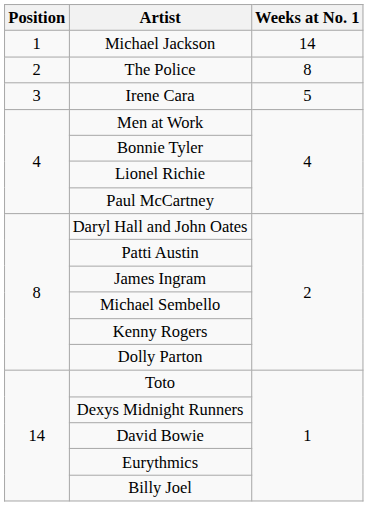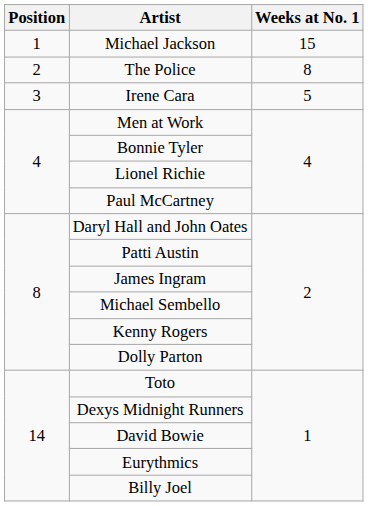(307, 43) 14 -> (307, 43) 15
